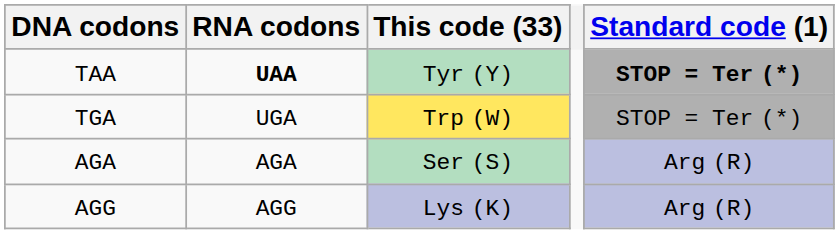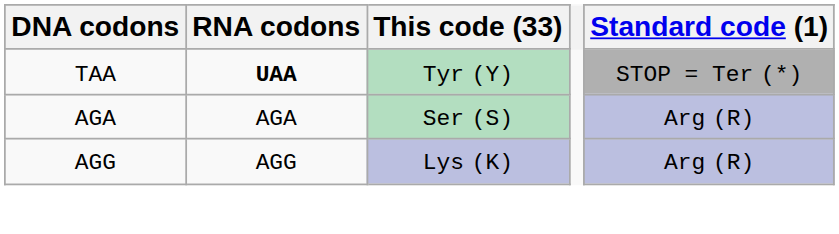(709, 72) bold -> (709, 72) normal
- row: (95, 119)
